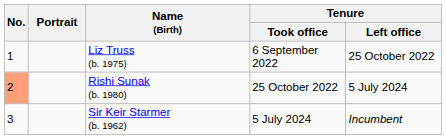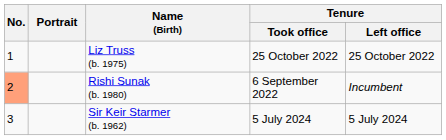(285, 56) 6 September 2022 -> (295, 56) 25 October 2022
(295, 87) 25 October 2022 -> (285, 87) 6 September 2022
(378, 87) 5 July 2024 -> (375, 87) Incumbent
(375, 119) Incumbent -> (378, 119) 5 July 2024
